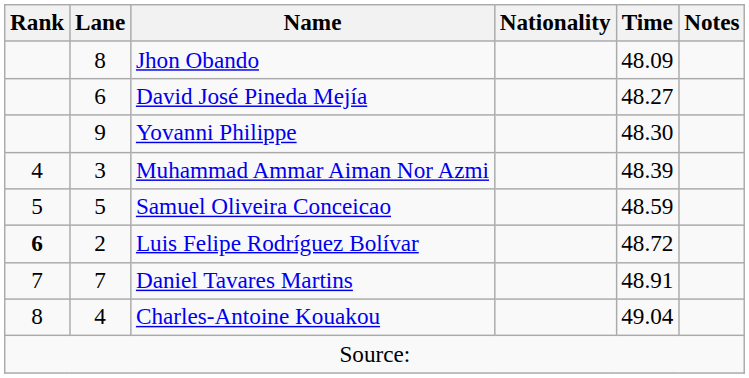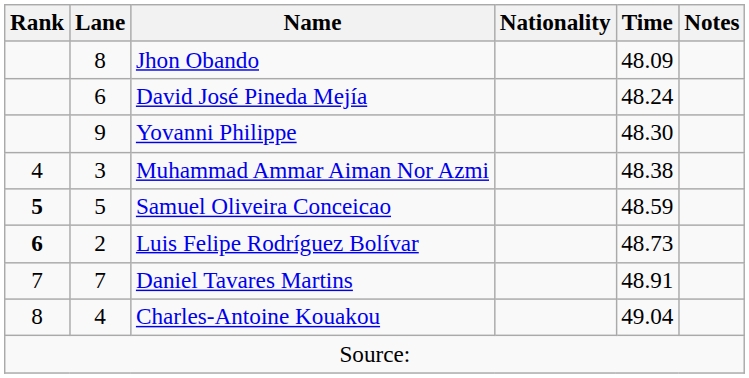(647, 96) 48.27 -> (647, 96) 48.24
(647, 170) 48.39 -> (647, 170) 48.38
(37, 206) normal -> (37, 206) bold
(647, 243) 48.72 -> (647, 243) 48.73
